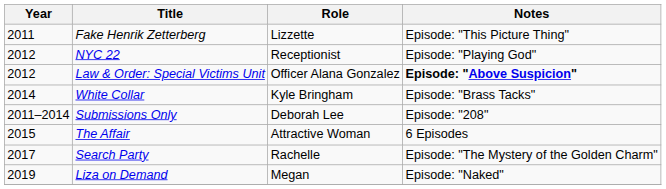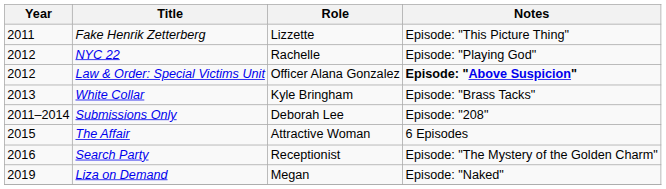(306, 54) Receptionist -> (295, 54) Rachelle
(21, 94) 2014 -> (21, 94) 2013
(21, 154) 2017 -> (21, 154) 2016
(295, 154) Rachelle -> (306, 154) Receptionist
